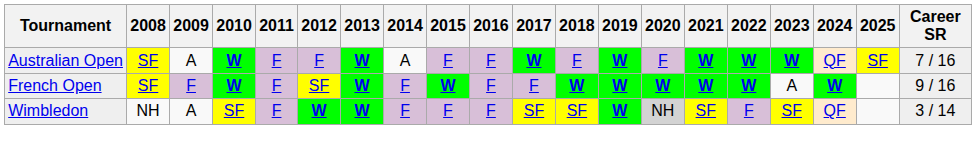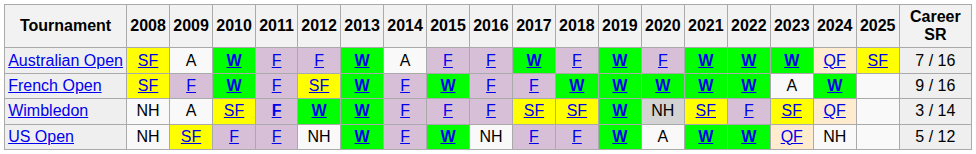(277, 111) normal -> (277, 111) bold
+ row: (41, 136)
